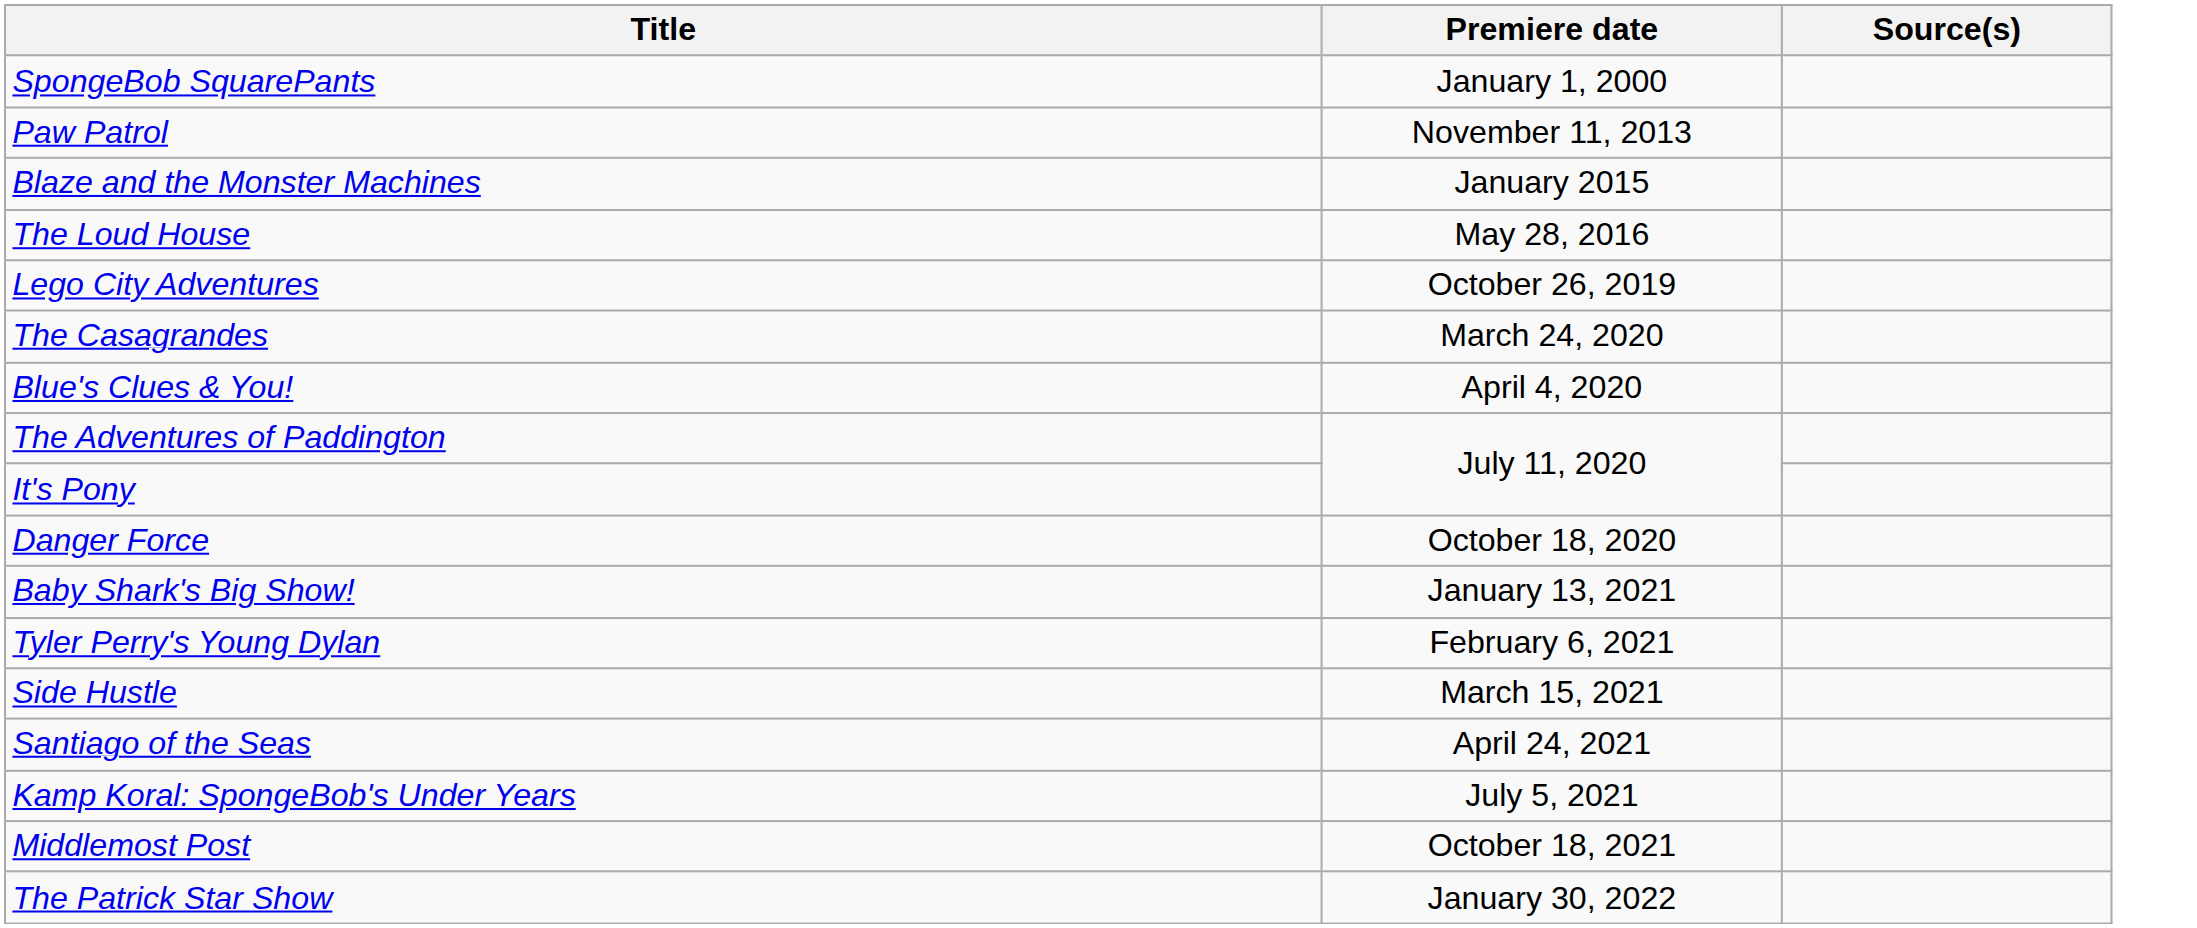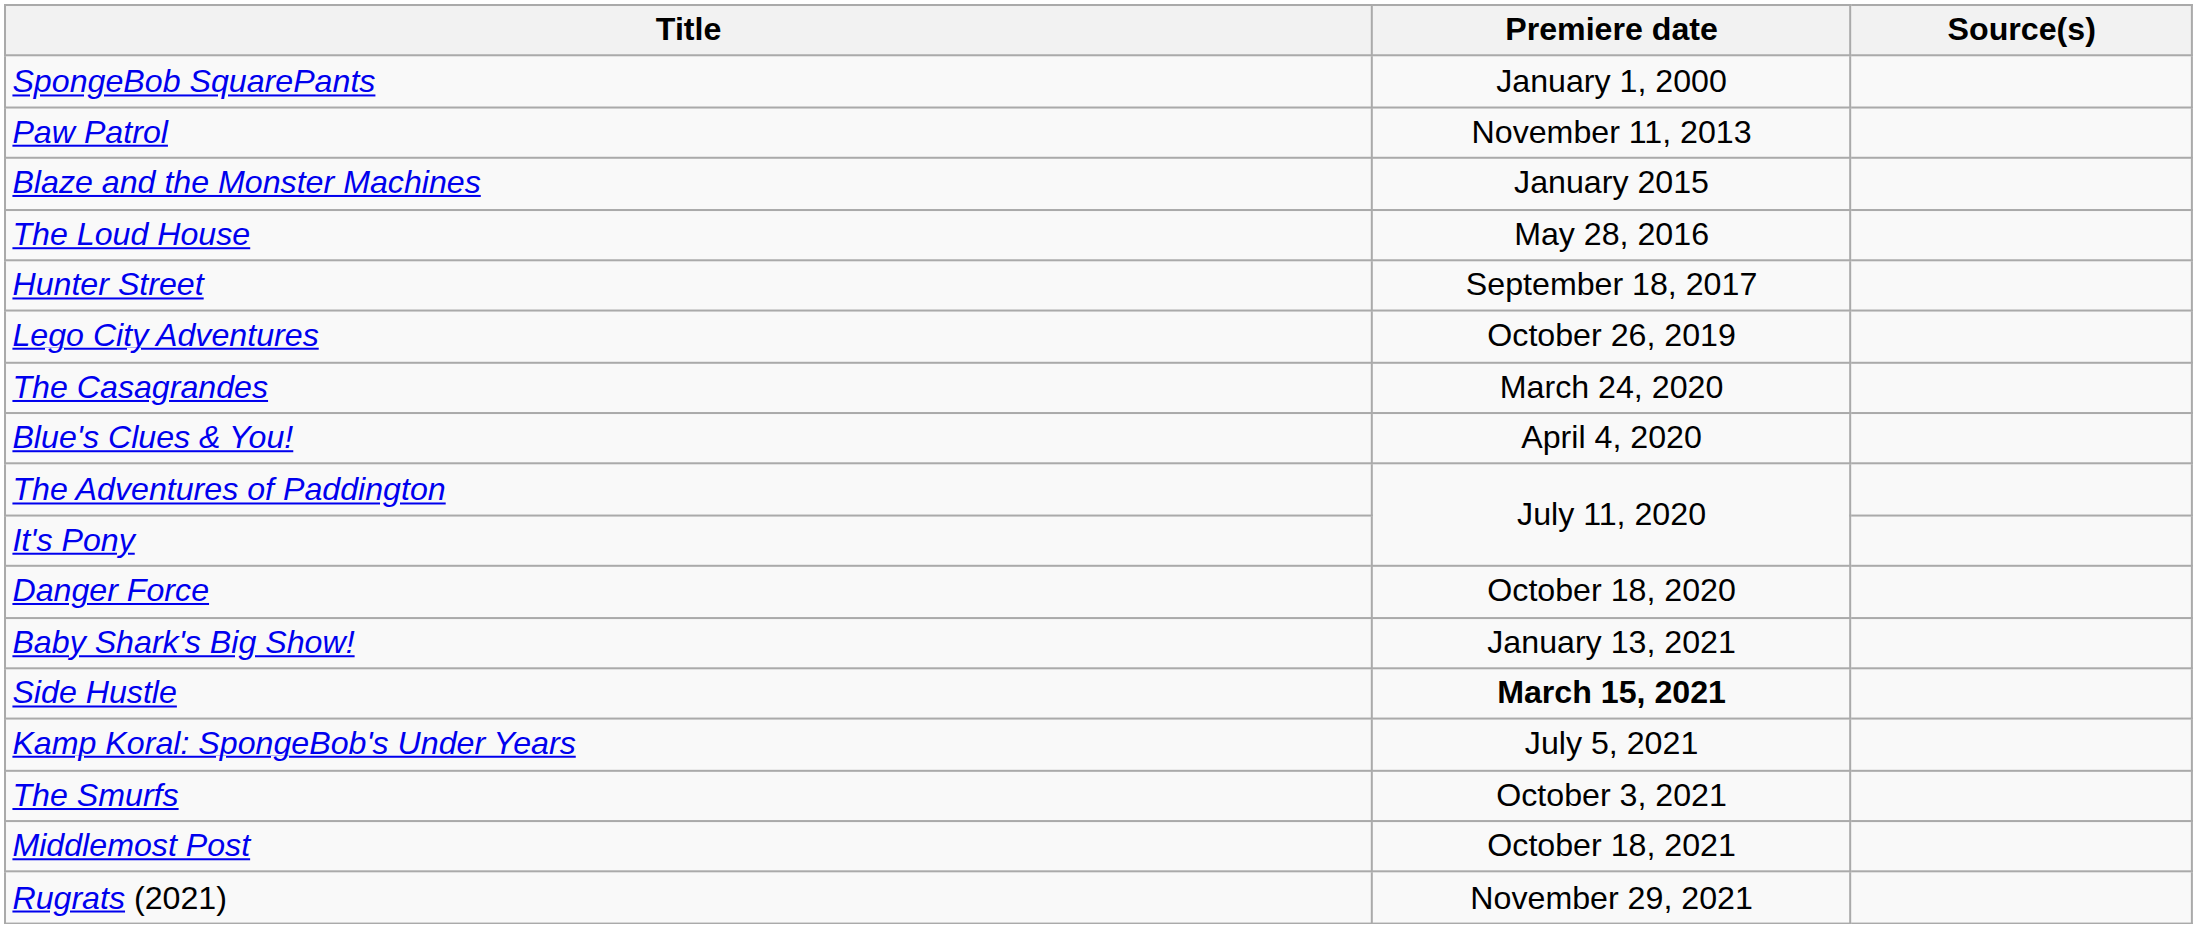+ row: (108, 285)
- row: (196, 642)
(1552, 693) normal -> (1612, 693) bold
- row: (162, 744)
+ row: (96, 795)
+ row: (120, 897)
- row: (172, 897)
